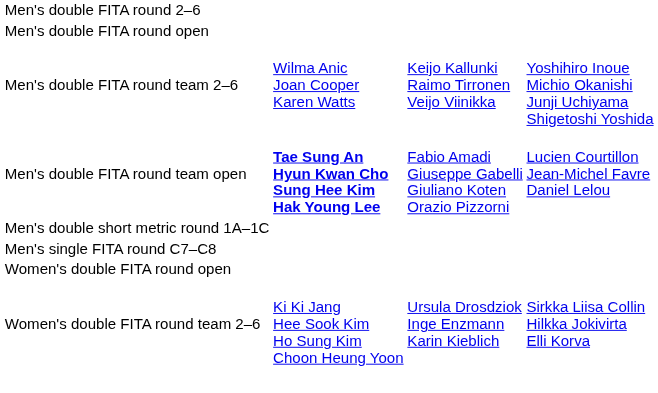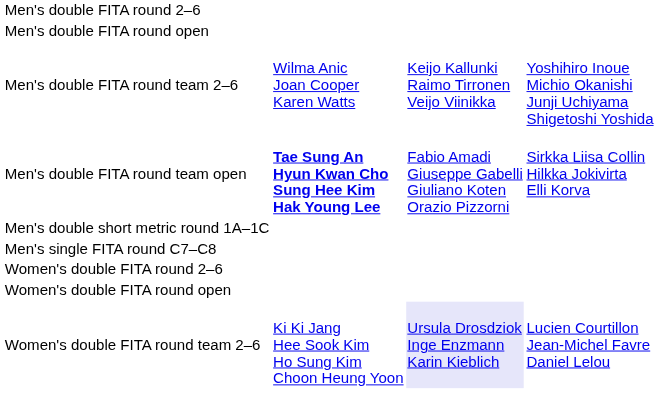(588, 173) Lucien Courtillon Jean-Michel Favre Daniel Lelou -> (586, 173) Sirkka Liisa Collin Hilkka Jokivirta Elli Korva
+ row: (114, 269)
(465, 324) no background -> (465, 344) lavender background
(586, 324) Sirkka Liisa Collin Hilkka Jokivirta Elli Korva -> (588, 344) Lucien Courtillon Jean-Michel Favre Daniel Lelou
